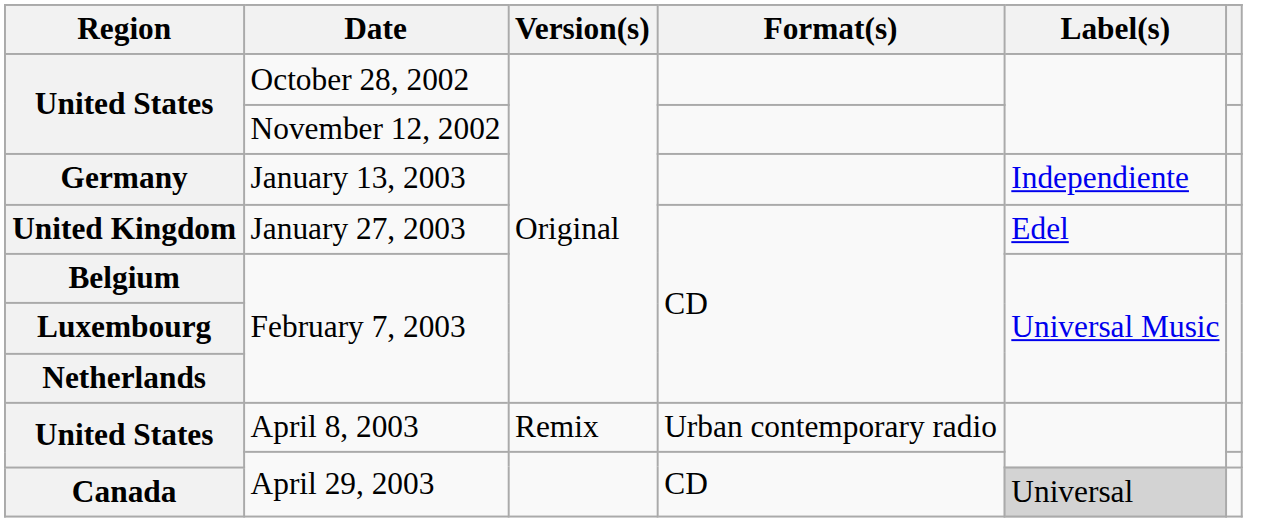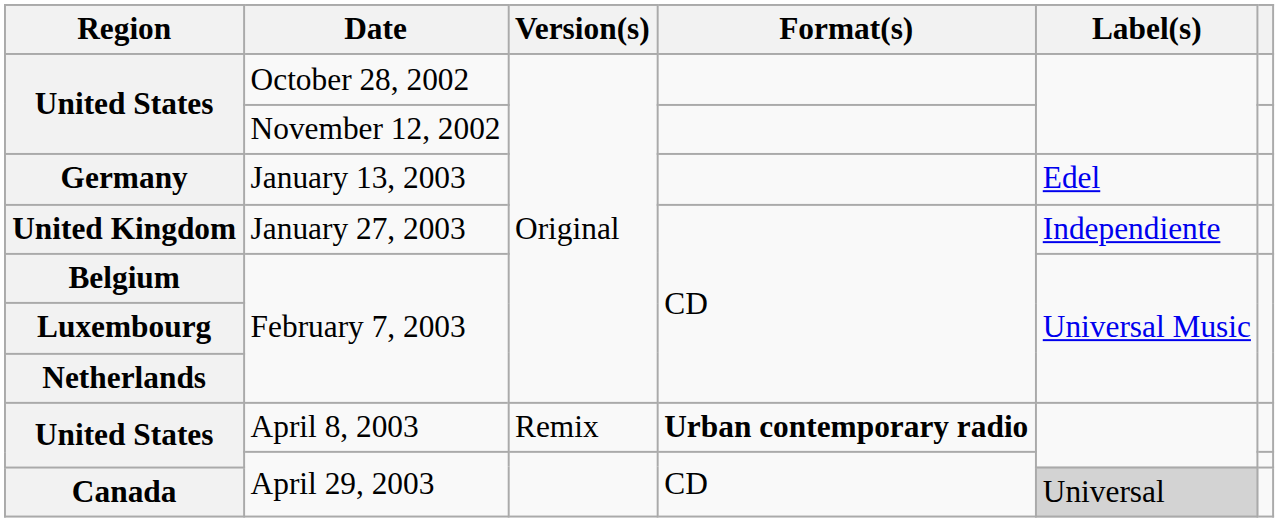(1100, 178) Independiente -> (1072, 178) Edel
(1040, 228) Edel -> (1132, 228) Independiente
(831, 427) normal -> (846, 427) bold
